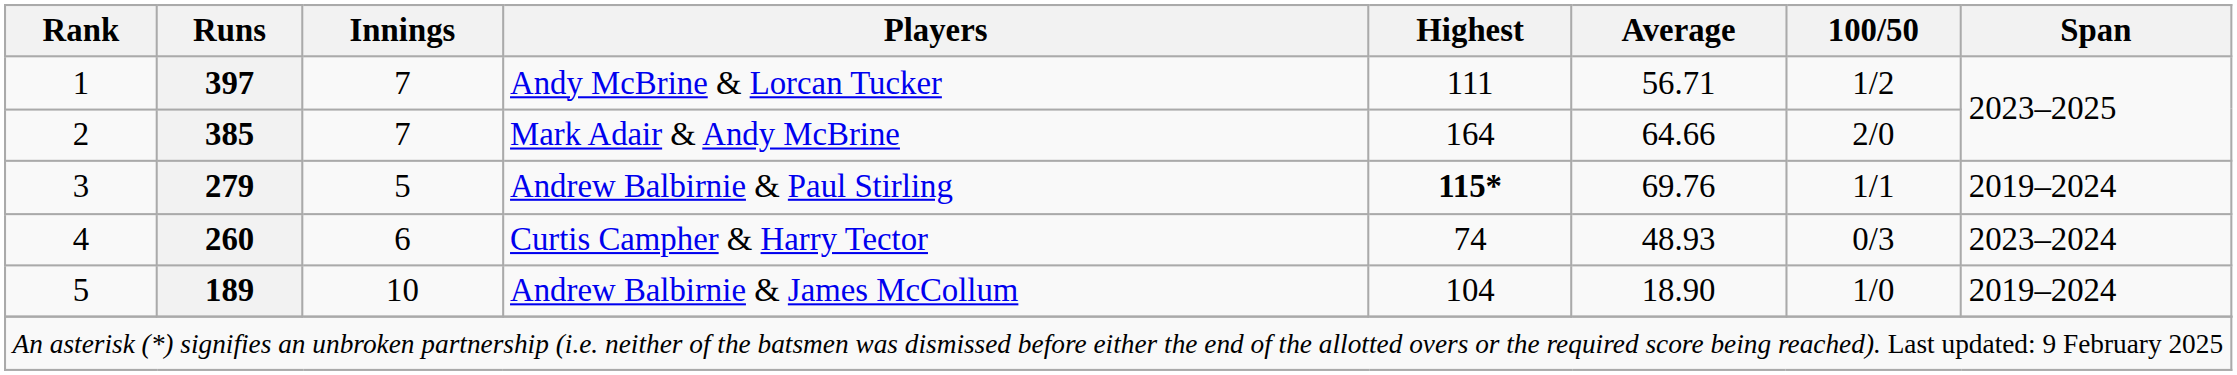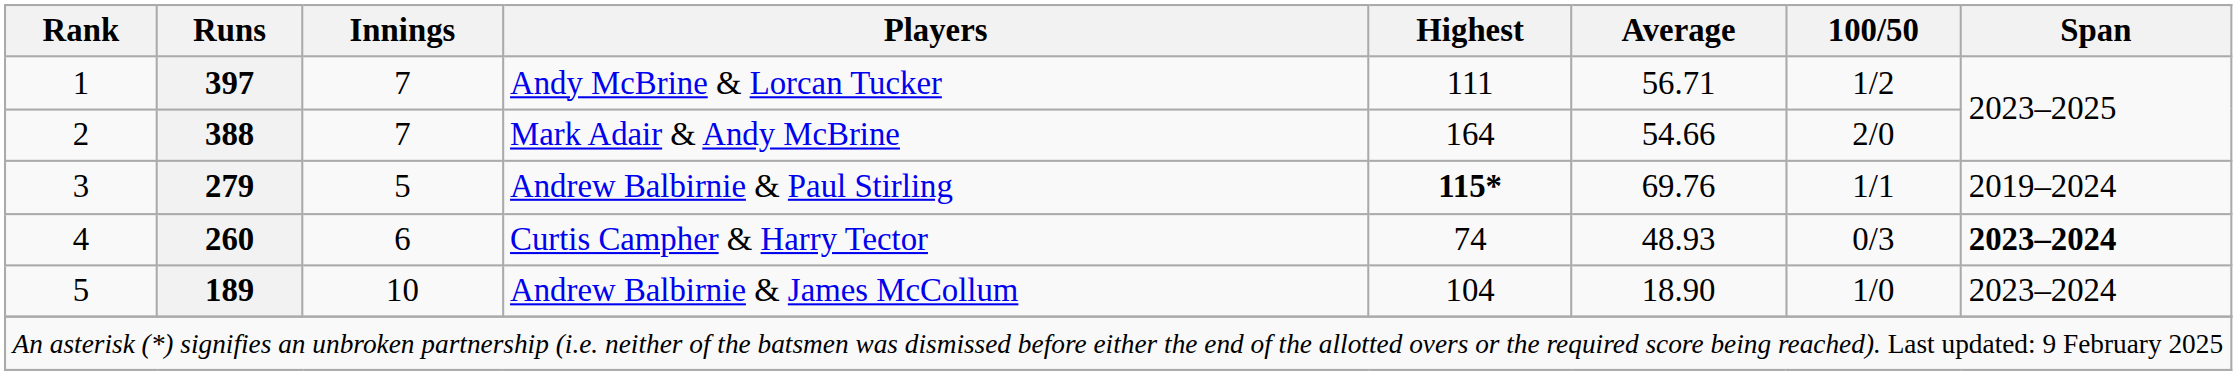(230, 134) 385 -> (230, 134) 388
(1679, 134) 64.66 -> (1679, 134) 54.66
(2043, 238) normal -> (2043, 238) bold
(2043, 290) 2019–2024 -> (2043, 290) 2023–2024
